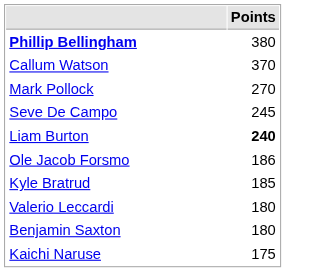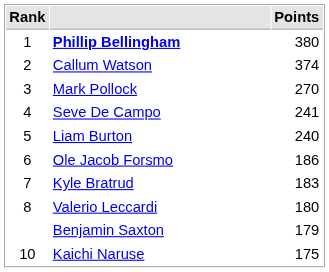+ column: (27, 17)
(264, 66) 370 -> (307, 66) 374
(264, 113) 245 -> (307, 113) 241
(264, 136) bold -> (307, 136) normal
(264, 183) 185 -> (307, 183) 183
(264, 230) 180 -> (307, 230) 179
